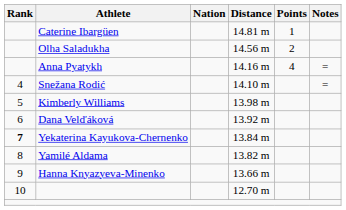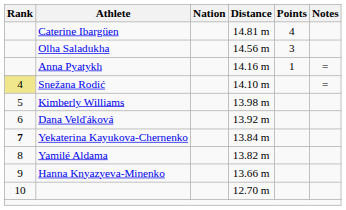(292, 31) 1 -> (292, 31) 4
(292, 48) 2 -> (292, 48) 3
(292, 66) 4 -> (292, 66) 1
(20, 84) no background -> (20, 84) khaki background
